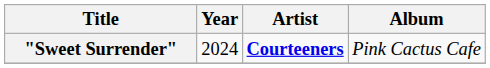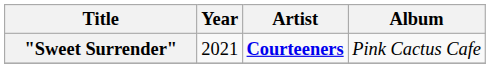(220, 48) 2024 -> (220, 48) 2021
